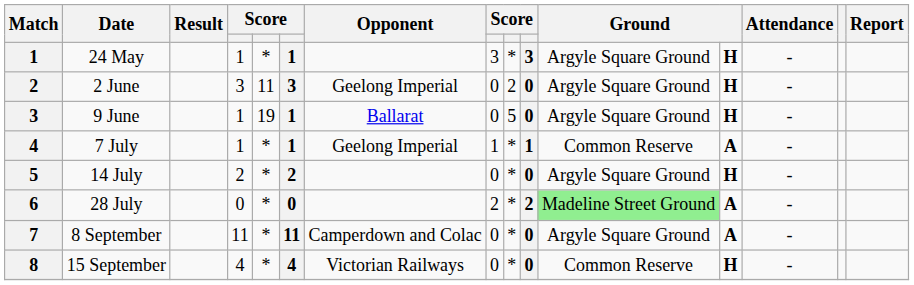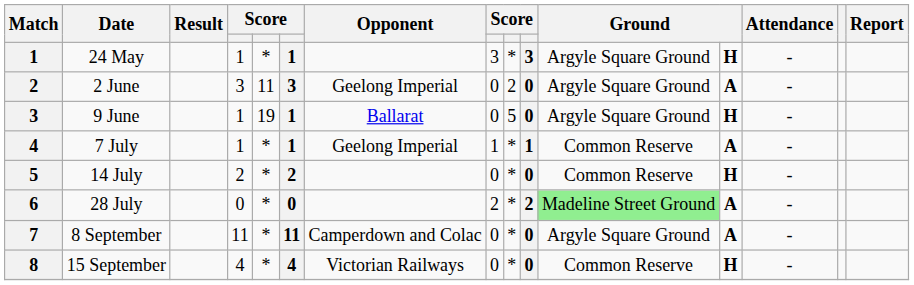(730, 86) H -> (730, 86) A
(629, 175) Argyle Square Ground -> (629, 175) Common Reserve
